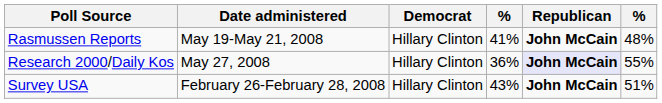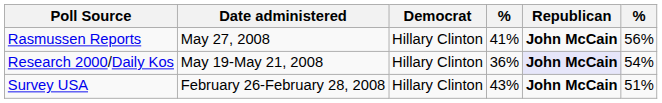(252, 39) May 19-May 21, 2008 -> (225, 39) May 27, 2008
(639, 39) 48% -> (639, 39) 56%
(225, 62) May 27, 2008 -> (252, 62) May 19-May 21, 2008
(639, 62) 55% -> (639, 62) 54%
